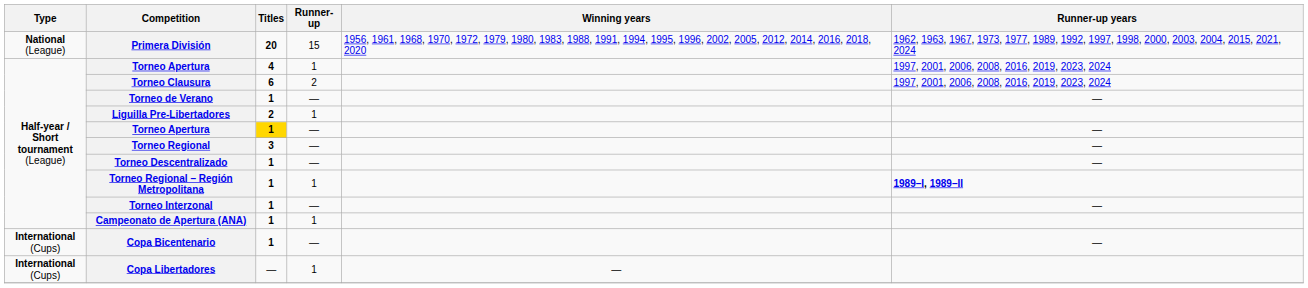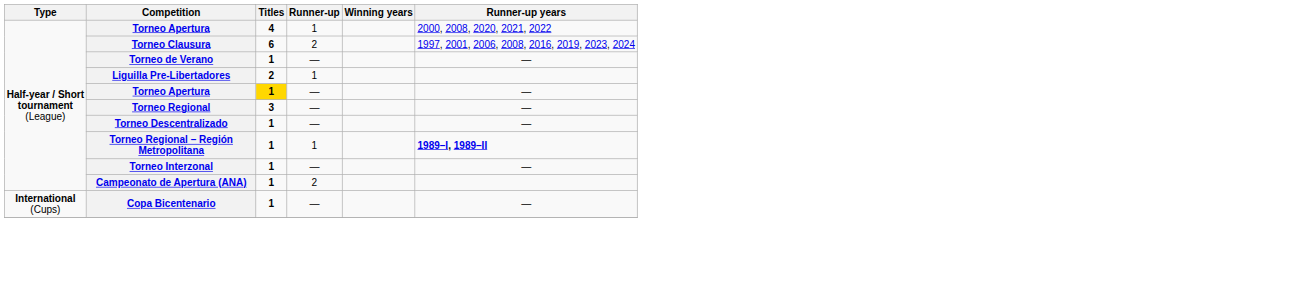- row: (171, 45)
(1002, 67) 1997, 2001, 2006, 2008, 2016, 2019, 2023, 2024 -> (484, 28) 2000, 2008, 2020, 2021, 2022
(314, 221) 1 -> (314, 182) 2
- row: (171, 269)
